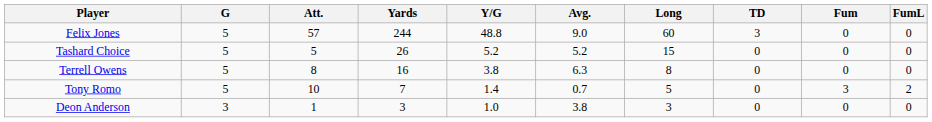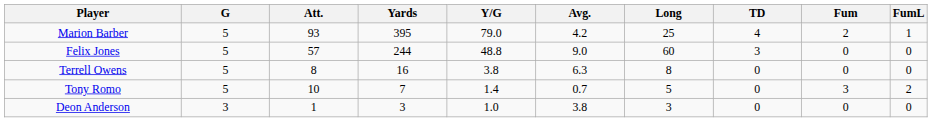+ row: (93, 32)
- row: (93, 51)
